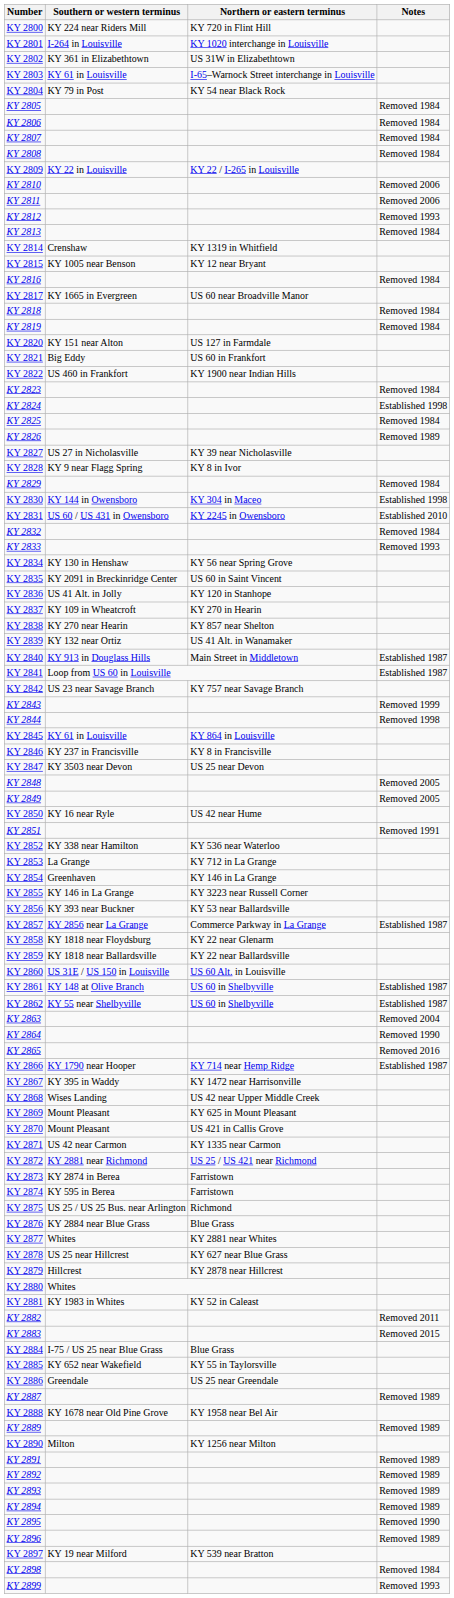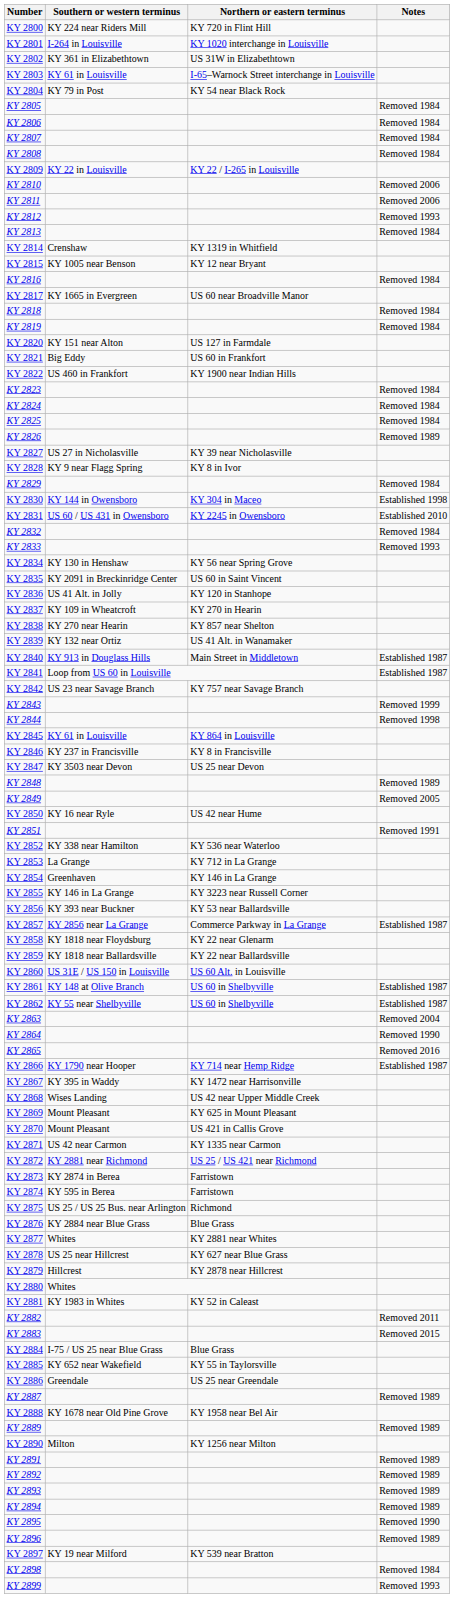(413, 405) Established 1998 -> (409, 405) Removed 1984
(409, 783) Removed 2005 -> (409, 783) Removed 1989
